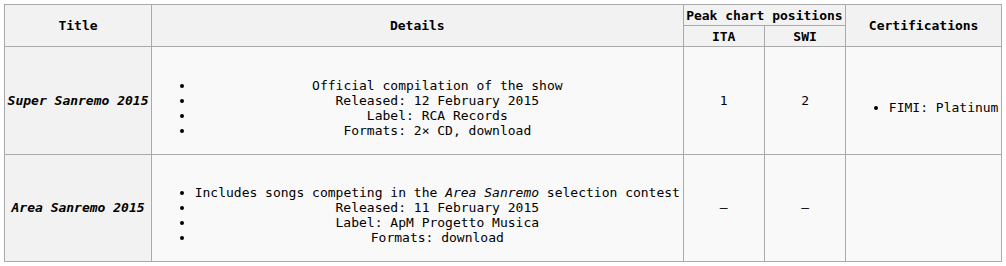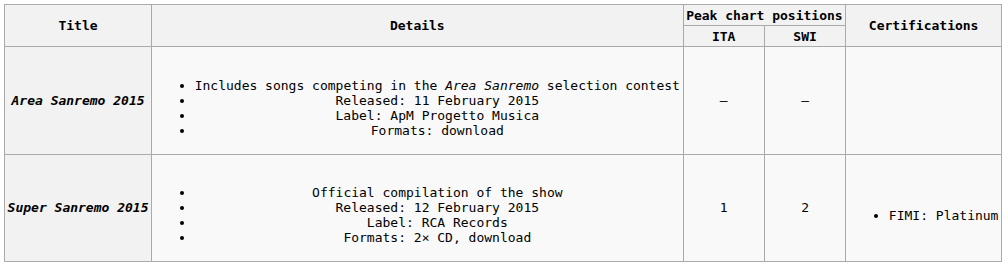rows swapped: (78, 100) <-> (78, 208)
